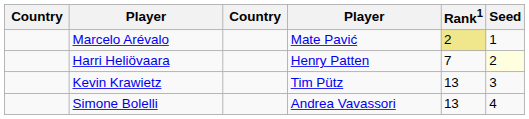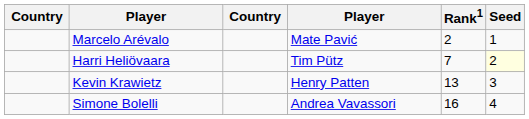(448, 40) khaki background -> (448, 40) no background
(330, 61) Henry Patten -> (317, 61) Tim Pütz
(317, 82) Tim Pütz -> (330, 82) Henry Patten
(451, 104) 13 -> (451, 104) 16
